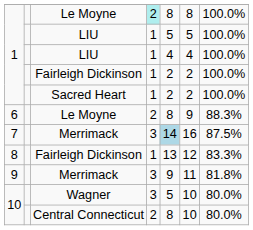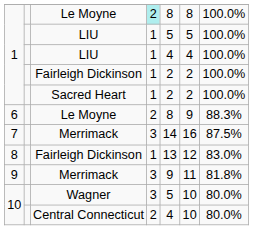(170, 134) lightblue background -> (170, 134) no background
(224, 154) 83.3% -> (224, 154) 83.0%
(170, 214) 8 -> (170, 214) 4
